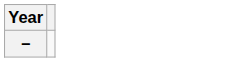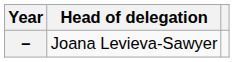+ column: (134, 17)
